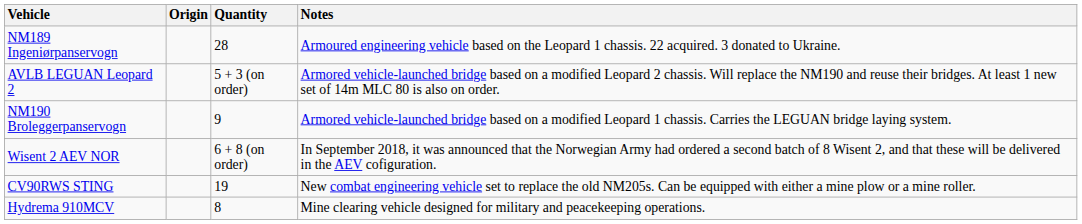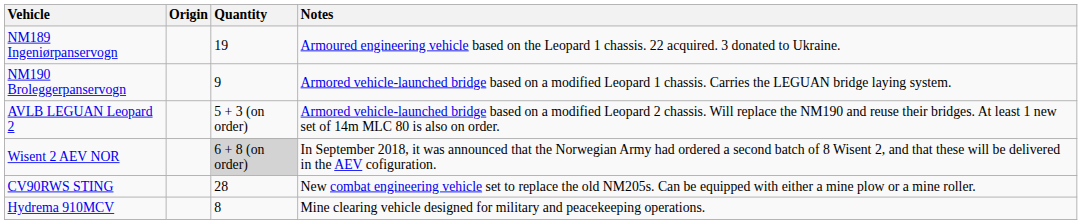(221, 44) 28 -> (221, 44) 19
rows swapped: (67, 119) <-> (80, 82)
(239, 156) no background -> (239, 156) lightgrey background
(221, 186) 19 -> (221, 186) 28
